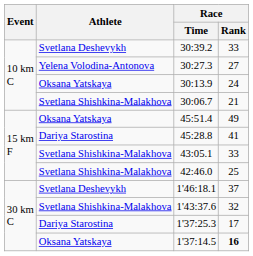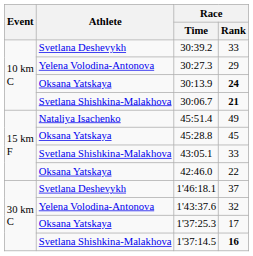(234, 66) 27 -> (234, 66) 29
(234, 83) normal -> (234, 83) bold
(234, 101) normal -> (234, 101) bold
(75, 119) Oksana Yatskaya -> (80, 119) Nataliya Isachenko
(76, 136) Dariya Starostina -> (75, 136) Oksana Yatskaya
(234, 136) 41 -> (234, 136) 45
(105, 171) Svetlana Shishkina-Malakhova -> (75, 171) Oksana Yatskaya
(234, 171) 25 -> (234, 171) 22
(105, 207) Svetlana Shishkina-Malakhova -> (96, 207) Yelena Volodina-Antonova
(76, 224) Dariya Starostina -> (75, 224) Oksana Yatskaya
(75, 242) Oksana Yatskaya -> (105, 242) Svetlana Shishkina-Malakhova
